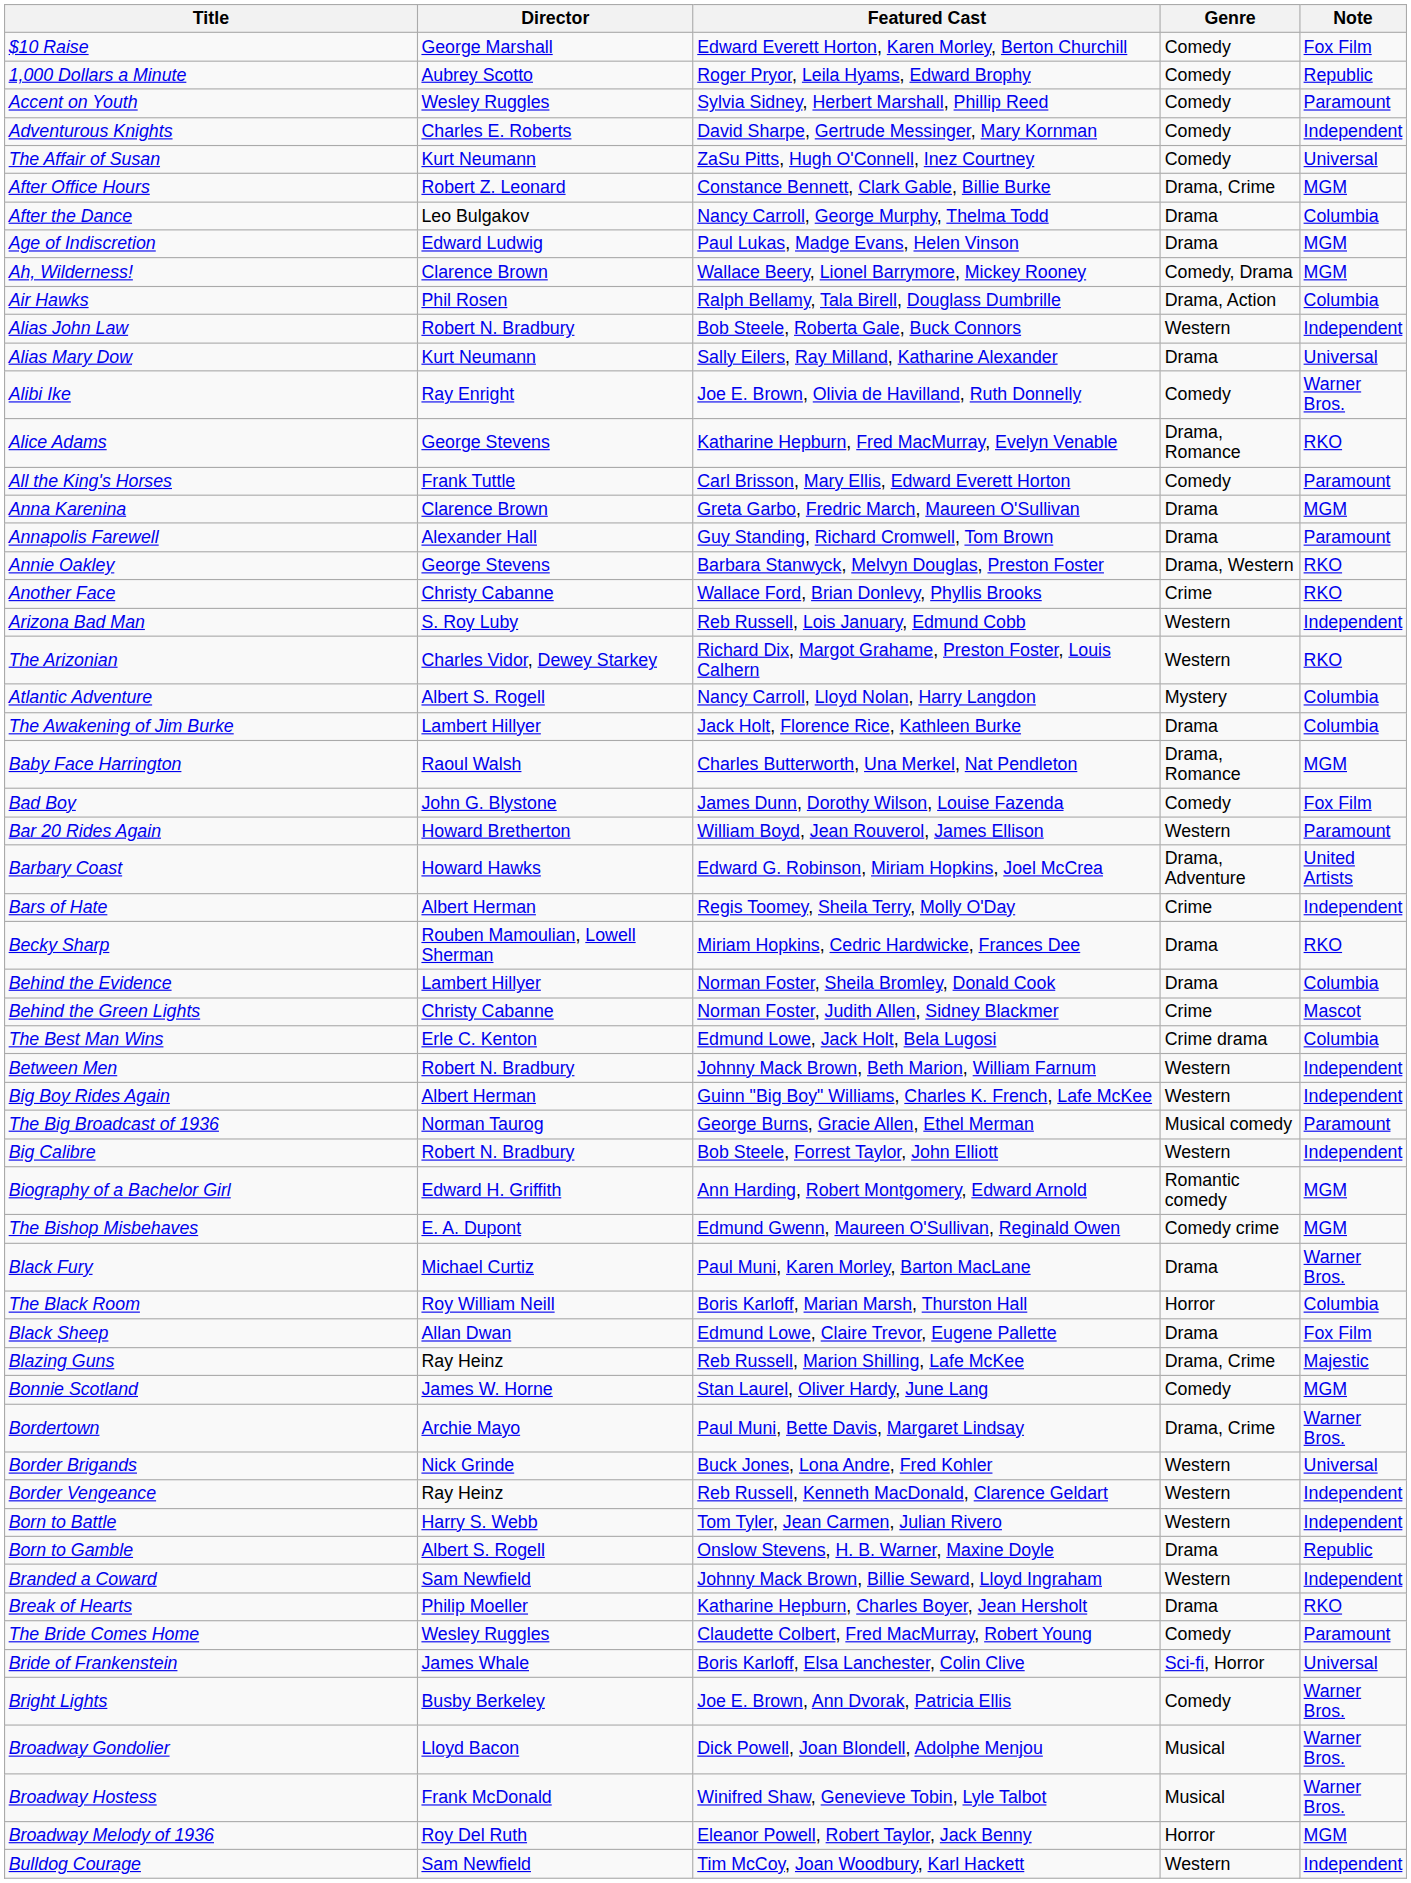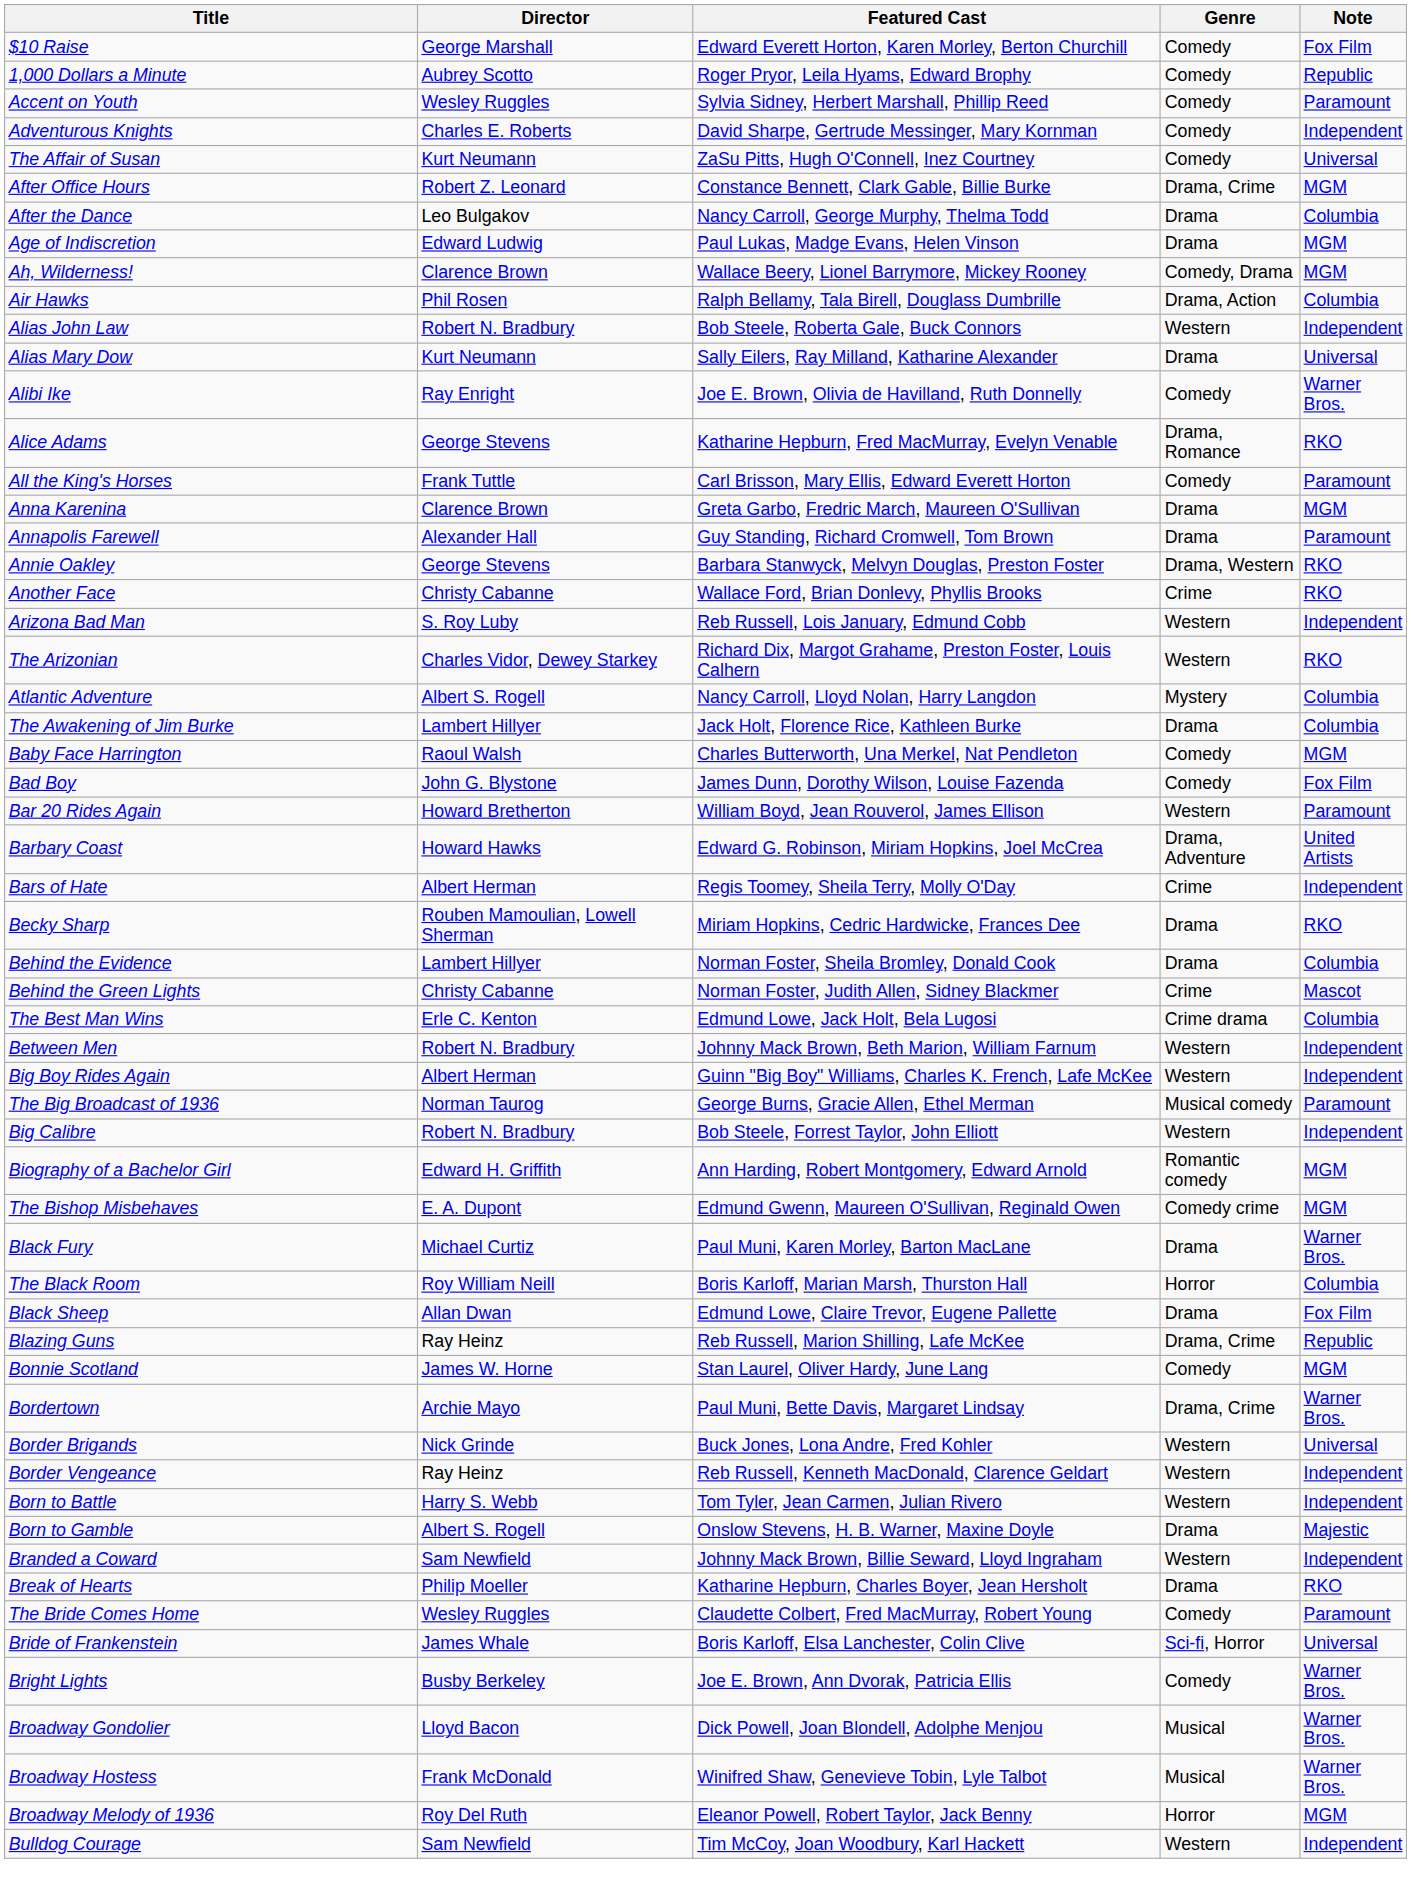(1203, 764) Drama, Romance -> (1198, 754) Comedy
(1336, 1361) Majestic -> (1338, 1341) Republic
(1338, 1550) Republic -> (1336, 1530) Majestic
